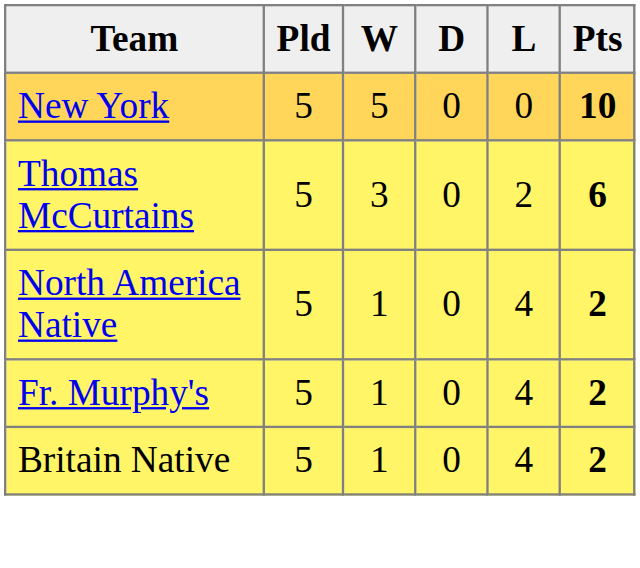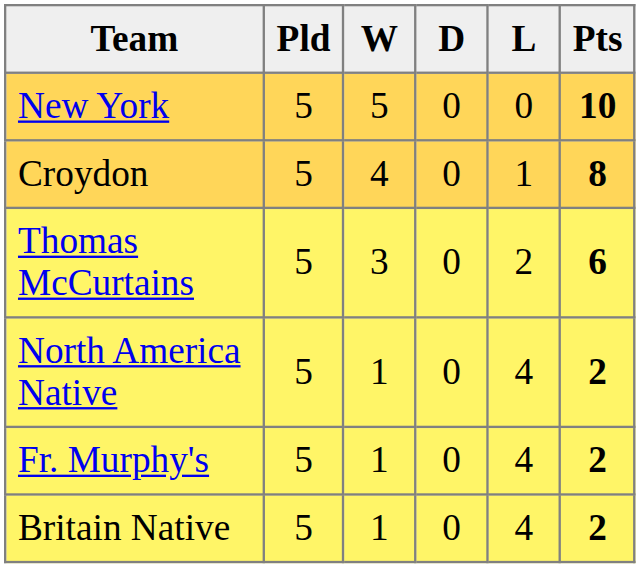+ row: (83, 173)
